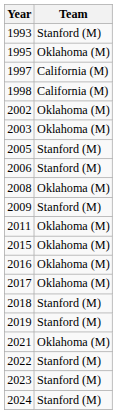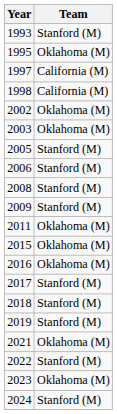(73, 187) Oklahoma (M) -> (69, 187) Stanford (M)
(73, 284) Oklahoma (M) -> (69, 284) Stanford (M)
(69, 380) Stanford (M) -> (73, 380) Oklahoma (M)
